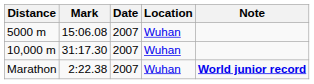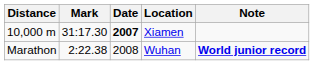- row: (27, 32)
(126, 50) normal -> (126, 32) bold
(162, 50) Wuhan -> (164, 32) Xiamen
(126, 69) 2007 -> (126, 50) 2008
